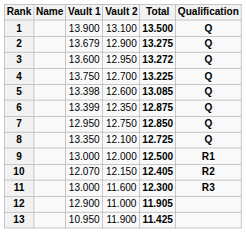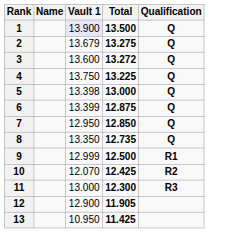- column: (121, 12)
(84, 28) no background -> (84, 28) lavender background
(158, 92) 13.085 -> (121, 92) 13.000
(158, 140) 12.725 -> (121, 140) 12.735
(84, 156) 13.000 -> (84, 156) 12.999
(158, 172) 12.405 -> (121, 172) 12.425
